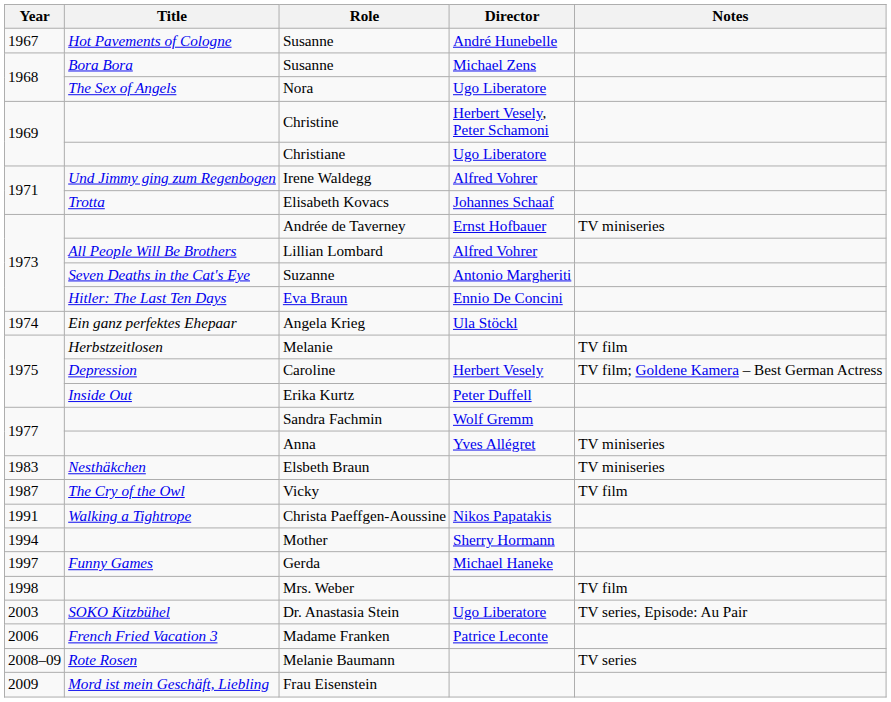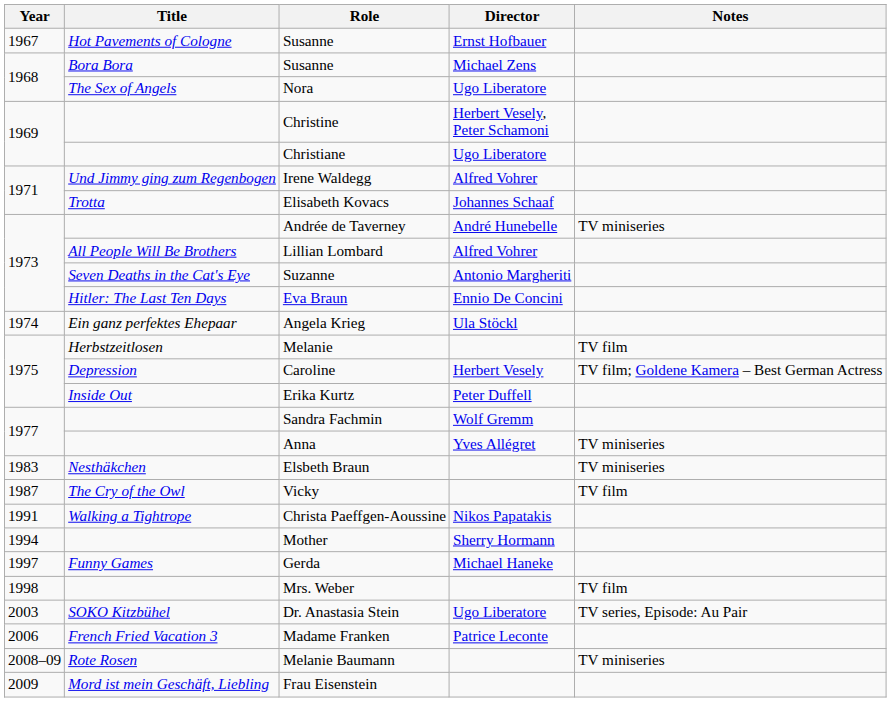(505, 40) André Hunebelle -> (500, 40) Ernst Hofbauer
(500, 226) Ernst Hofbauer -> (505, 226) André Hunebelle
(608, 660) TV series -> (621, 660) TV miniseries
